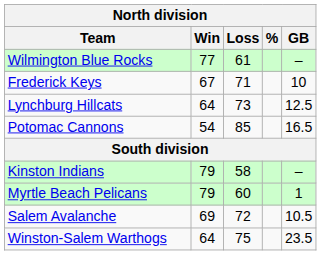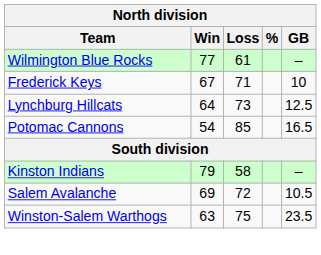- row: (77, 194)
(207, 238) 64 -> (207, 216) 63
